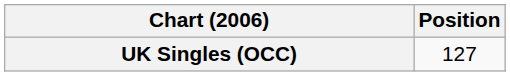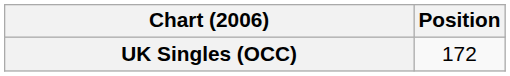(459, 53) 127 -> (459, 53) 172
